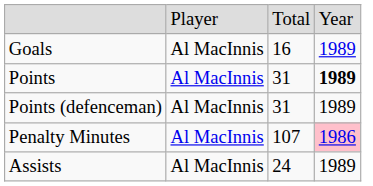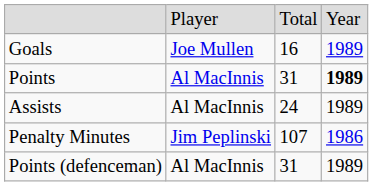(217, 48) Al MacInnis -> (212, 48) Joe Mullen
rows swapped: (35, 166) <-> (85, 107)
(217, 136) Al MacInnis -> (221, 136) Jim Peplinski
(337, 136) pink background -> (345, 136) no background
